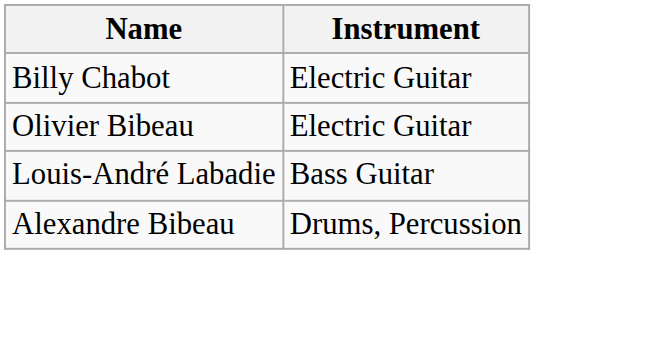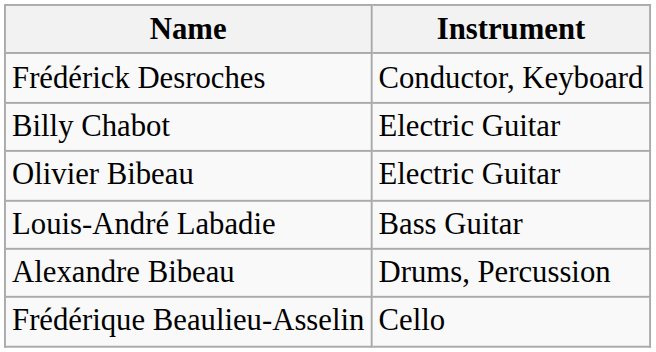+ row: (139, 77)
+ row: (188, 321)
